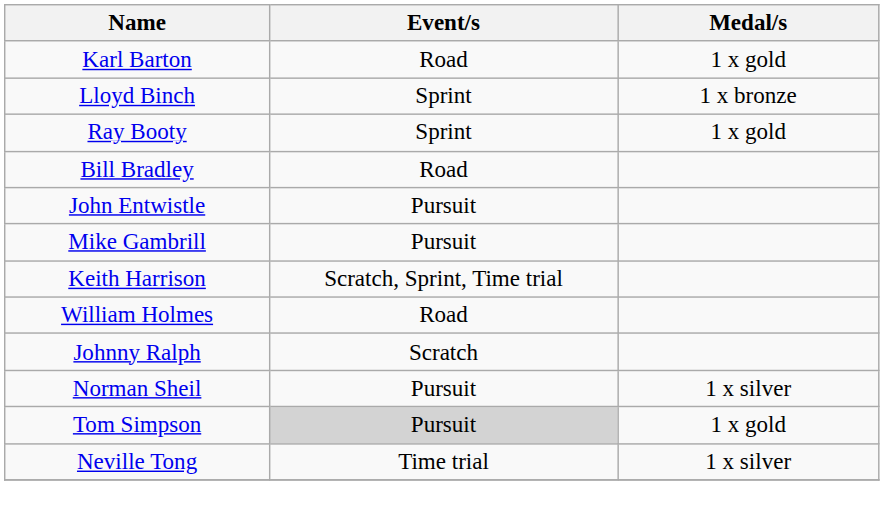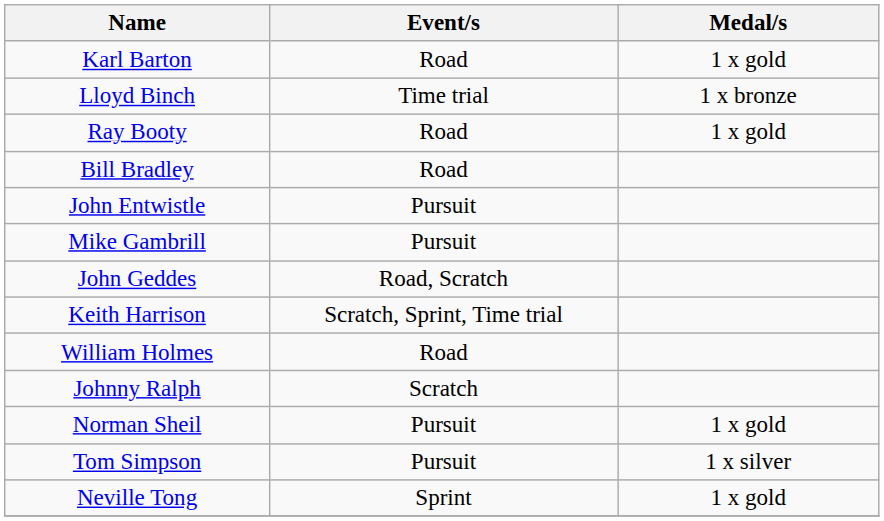(443, 95) Sprint -> (443, 95) Time trial
(443, 132) Sprint -> (443, 132) Road
+ row: (137, 278)
(748, 388) 1 x silver -> (748, 424) 1 x gold
(443, 424) lightgrey background -> (443, 461) no background
(748, 424) 1 x gold -> (748, 461) 1 x silver
(443, 461) Time trial -> (443, 497) Sprint
(748, 461) 1 x silver -> (748, 497) 1 x gold
